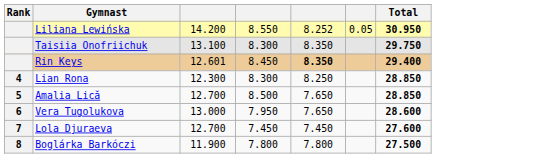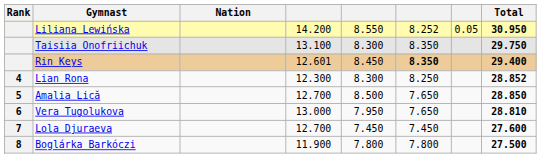+ column: (233, 12)
(403, 78) 28.850 -> (509, 78) 28.852
(403, 111) 28.600 -> (509, 111) 28.810
